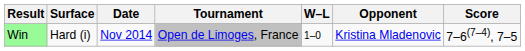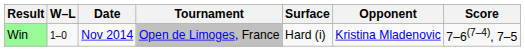columns swapped: (317, 14) <-> (72, 14)
